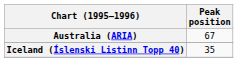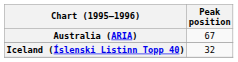(210, 50) 35 -> (210, 50) 32
